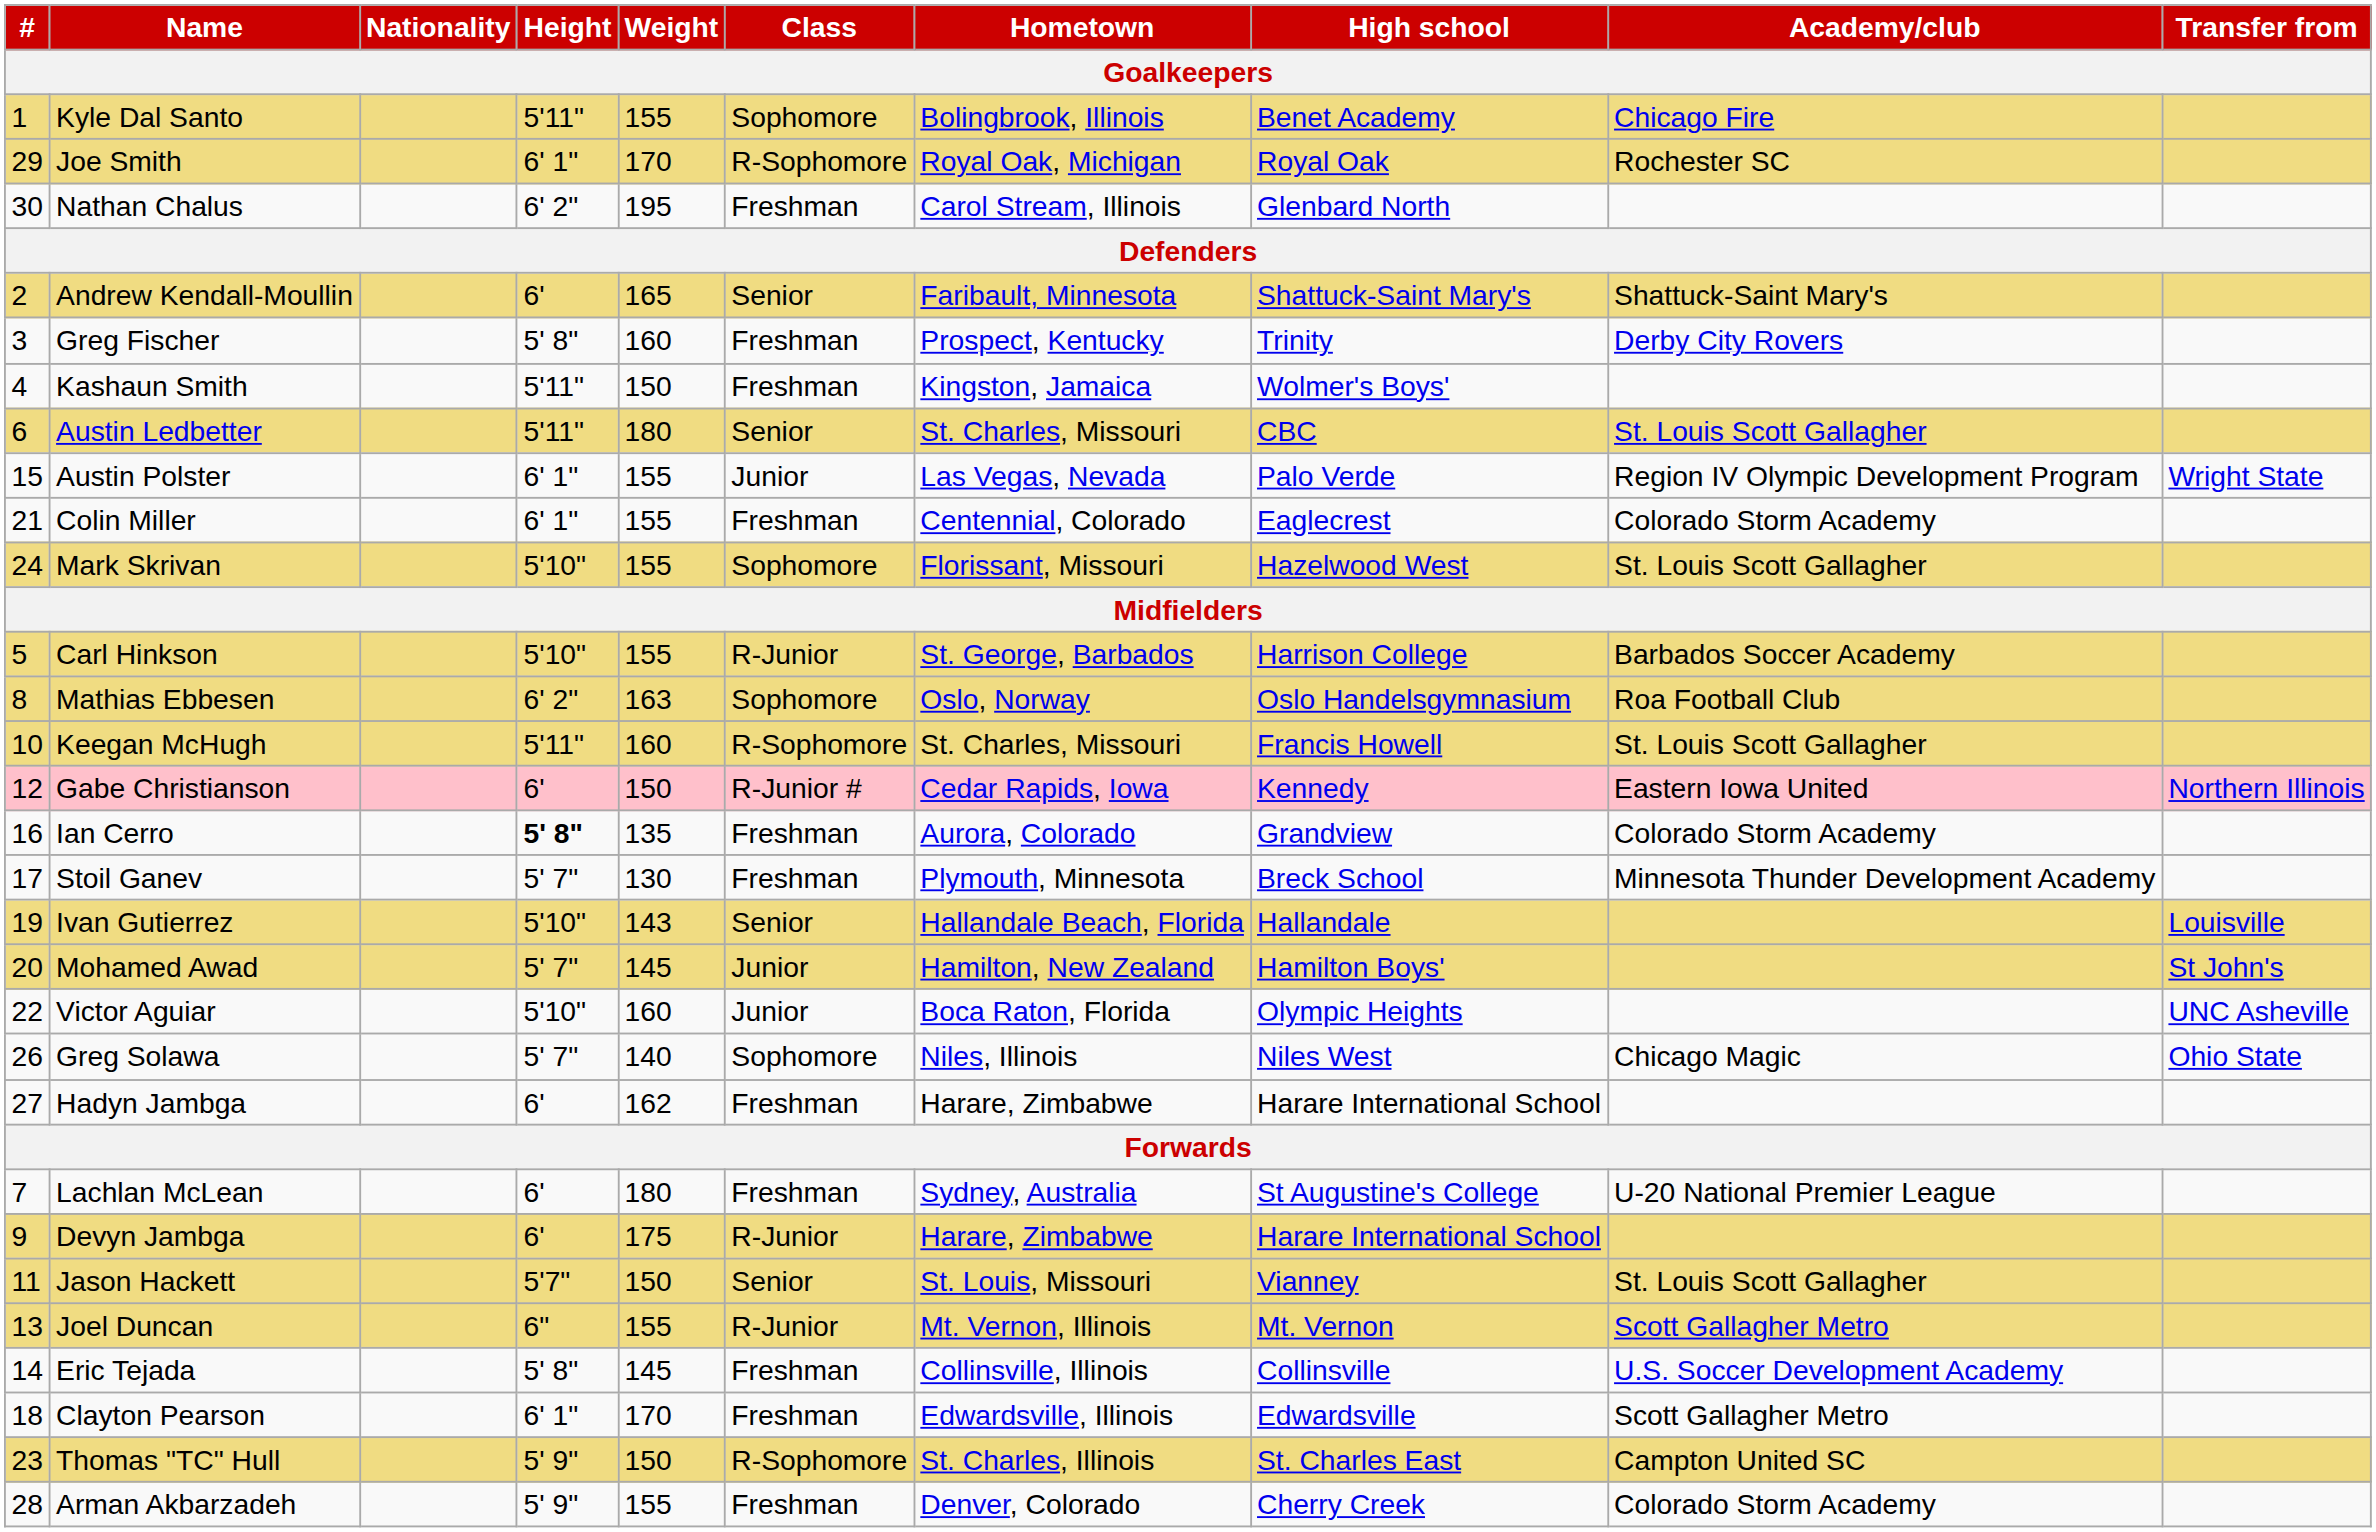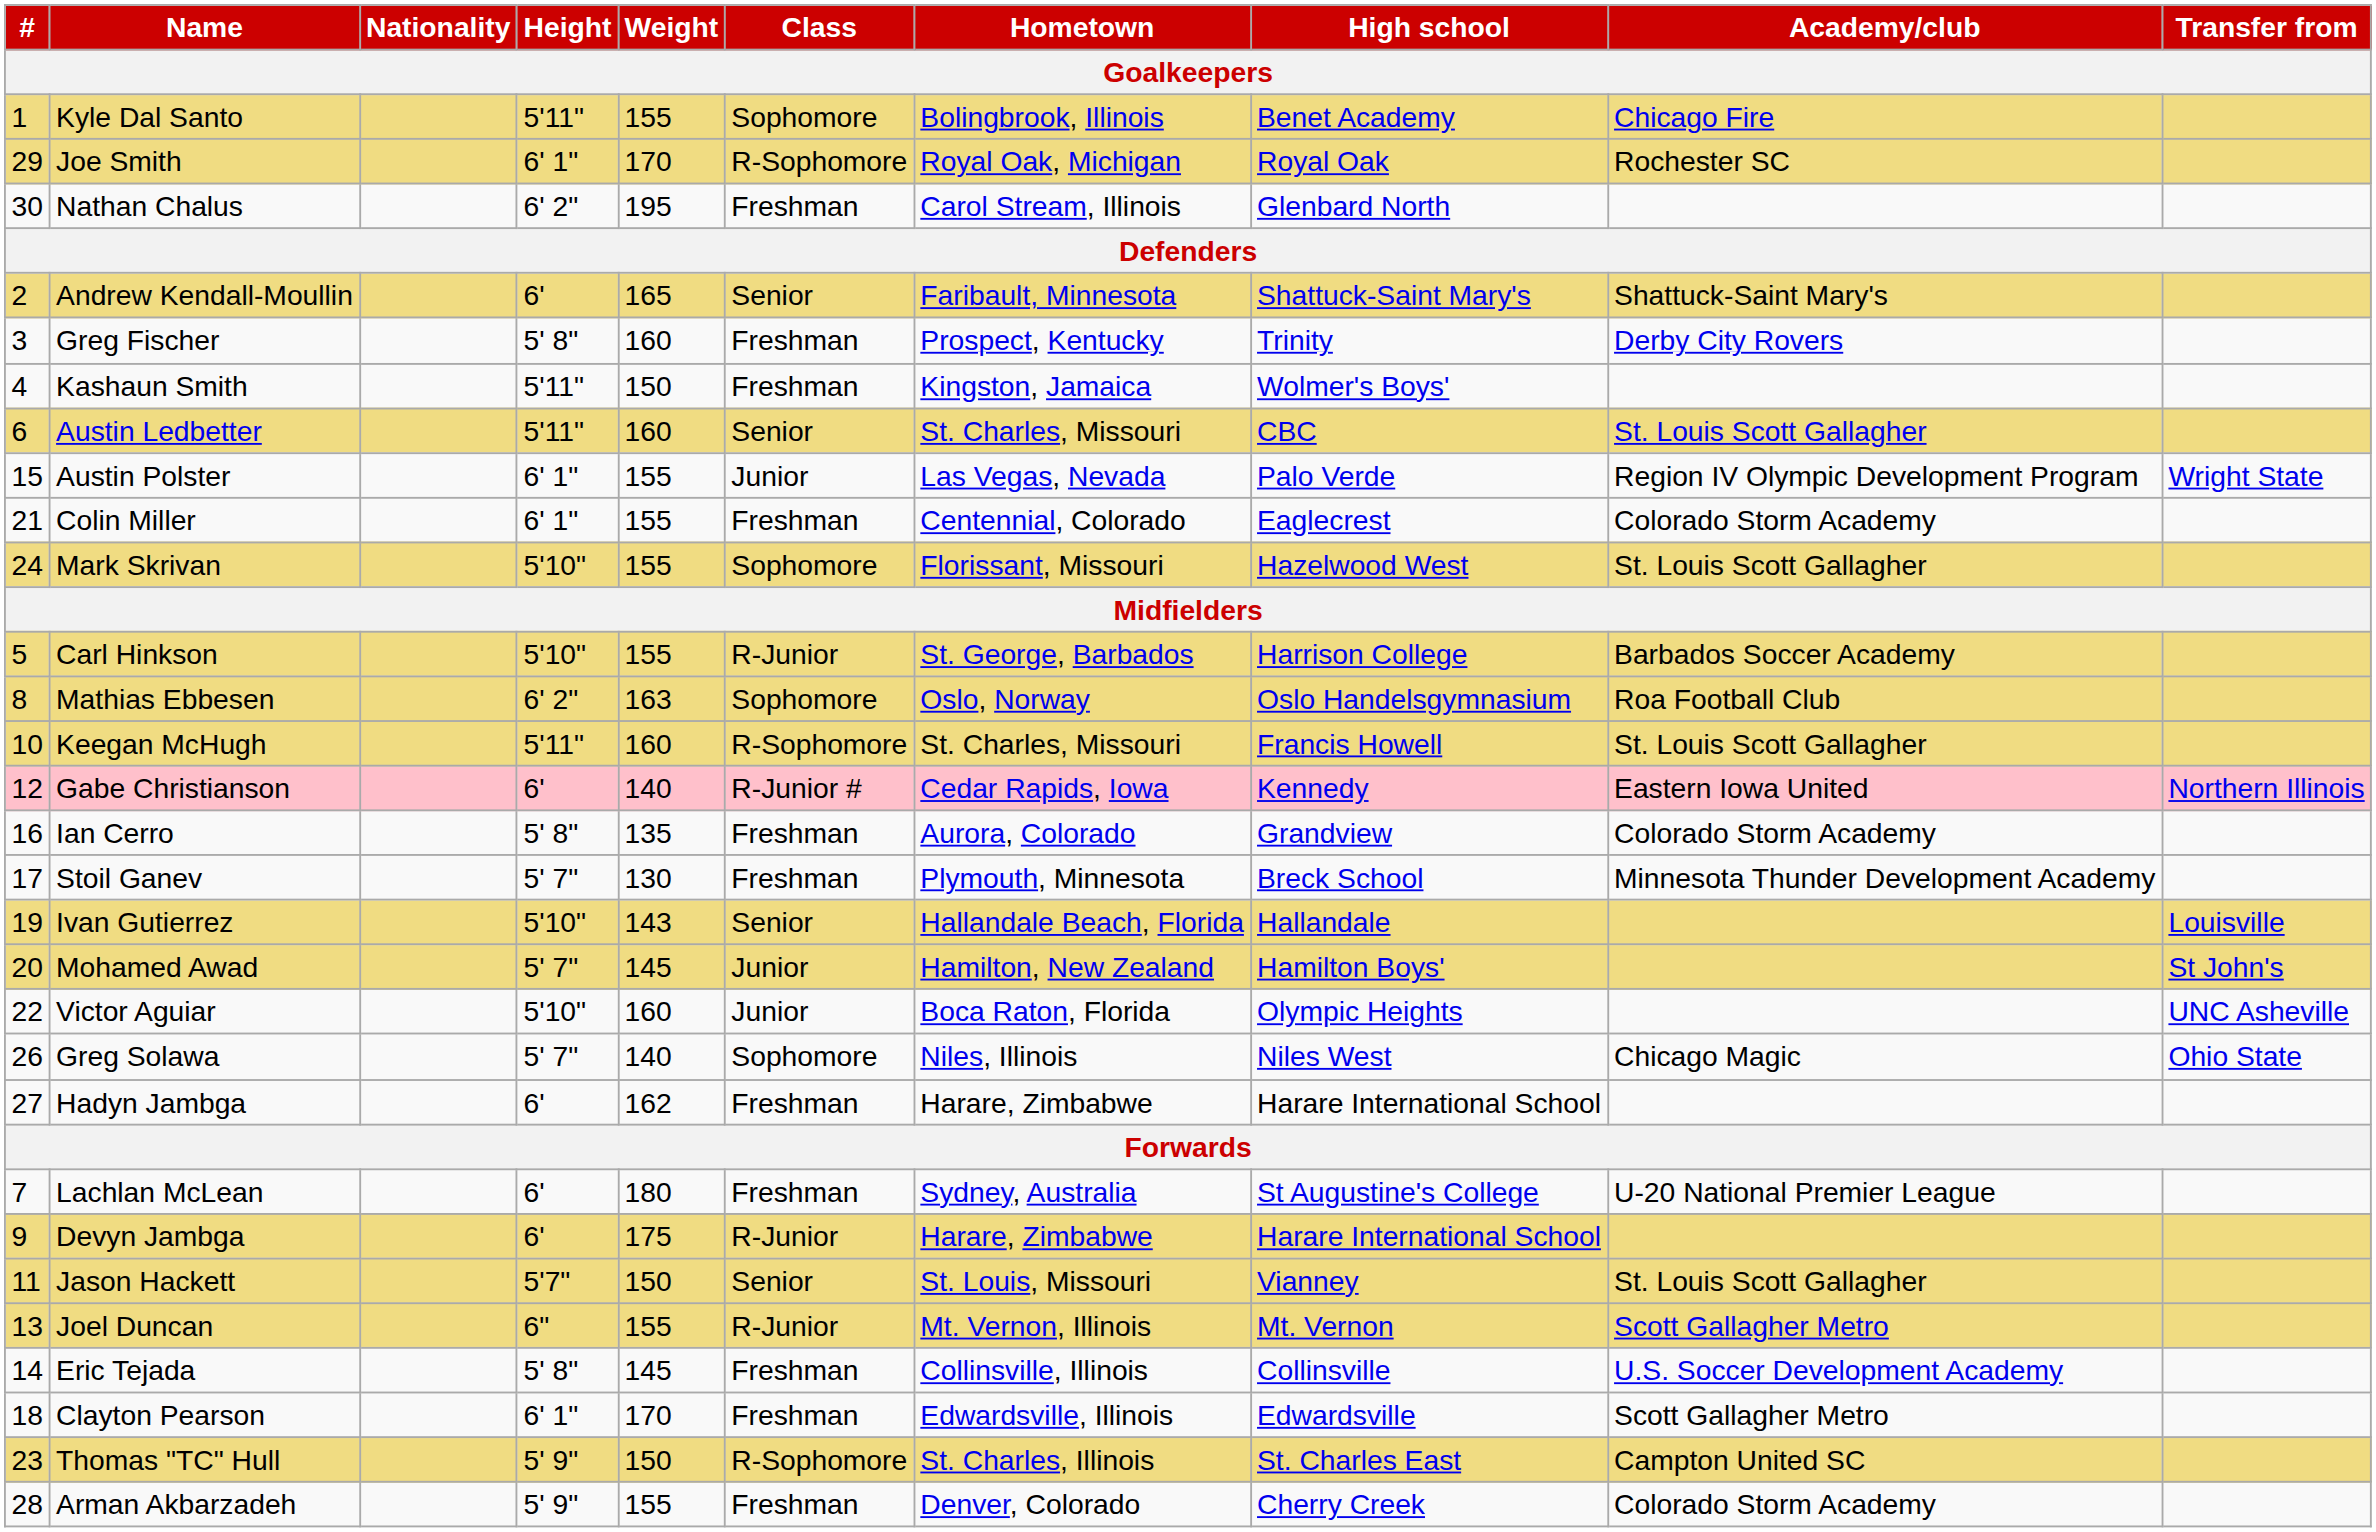(648, 430) 180 -> (648, 430) 160
(648, 788) 150 -> (648, 788) 140
(553, 833) bold -> (551, 833) normal
